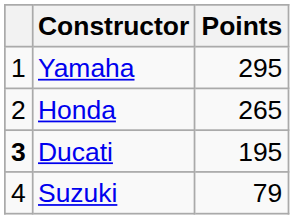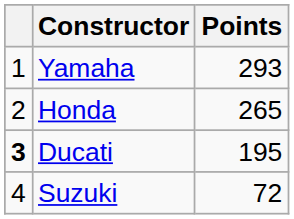(260, 68) 295 -> (260, 68) 293
(268, 193) 79 -> (268, 193) 72
